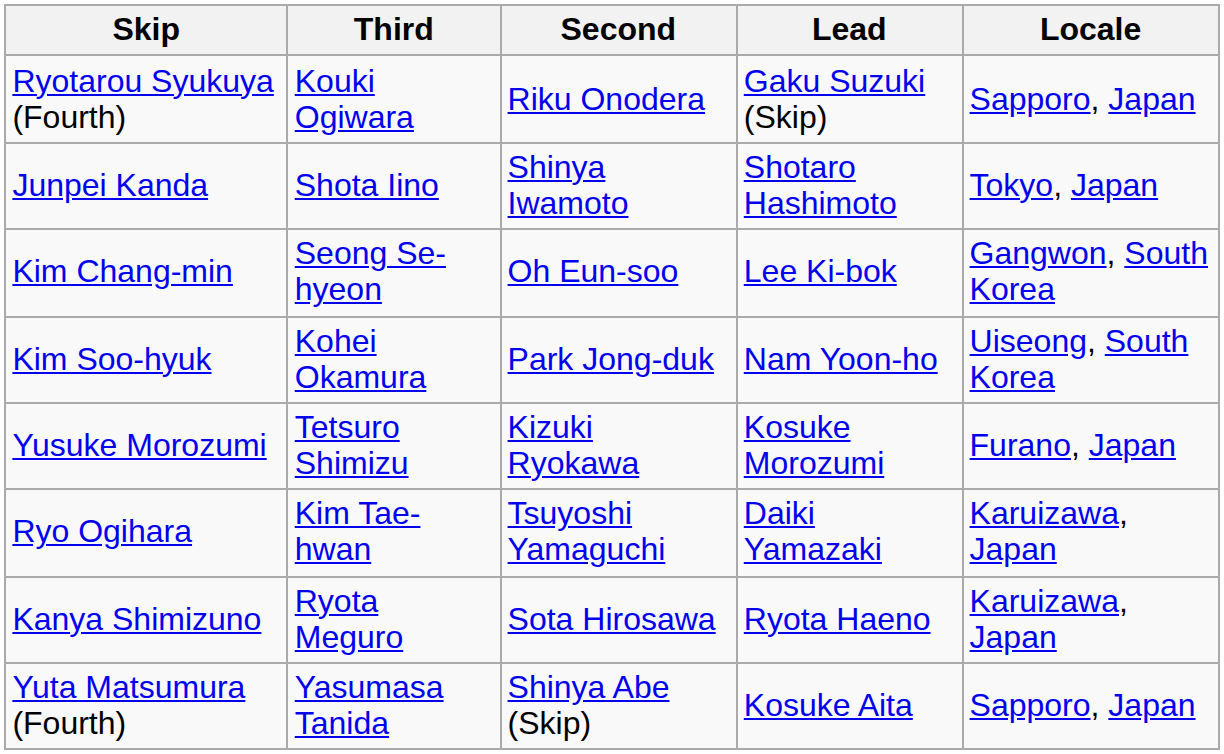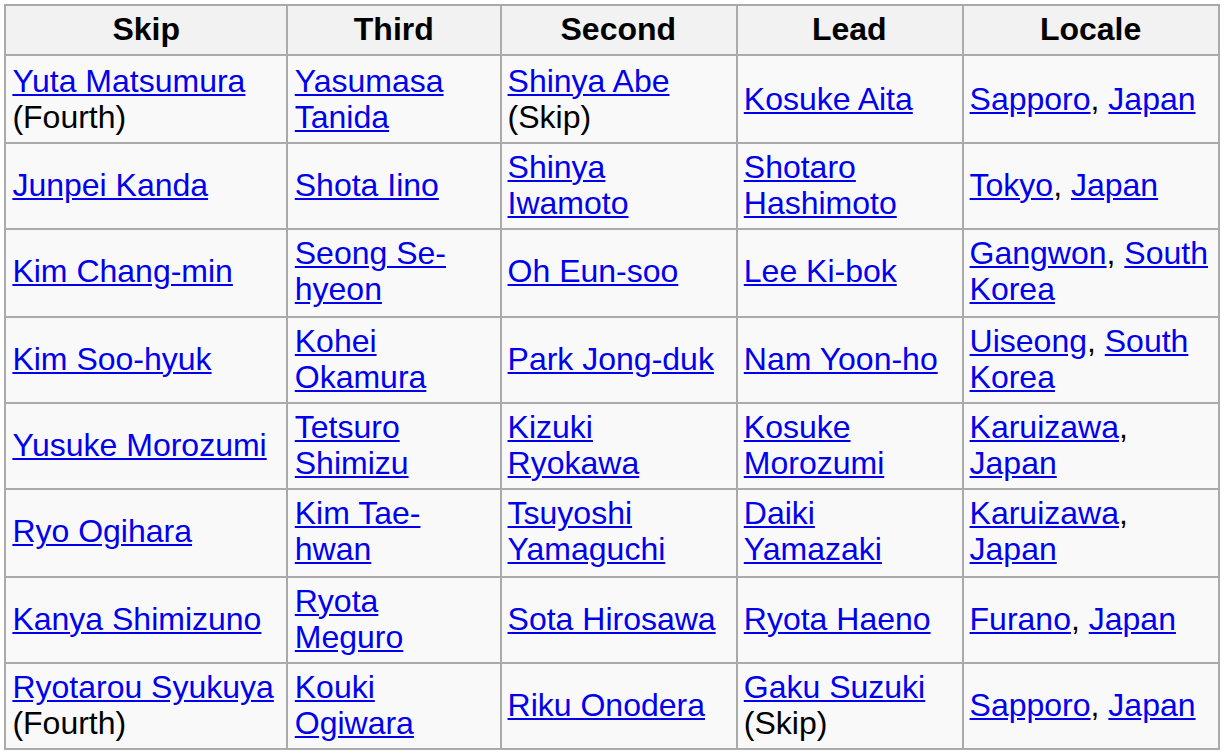rows swapped: (129, 705) <-> (143, 98)
(1073, 445) Furano, Japan -> (1049, 445) Karuizawa, Japan
(1049, 619) Karuizawa, Japan -> (1073, 619) Furano, Japan
